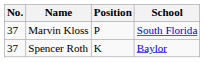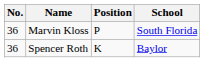(12, 30) 37 -> (12, 30) 36
(12, 48) 37 -> (12, 48) 36
